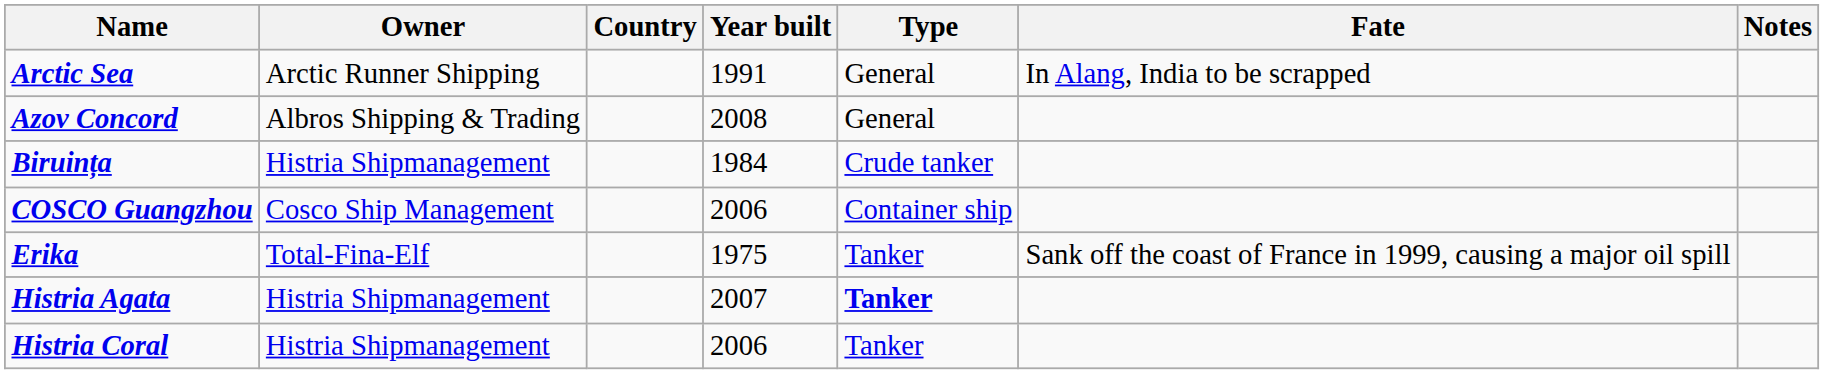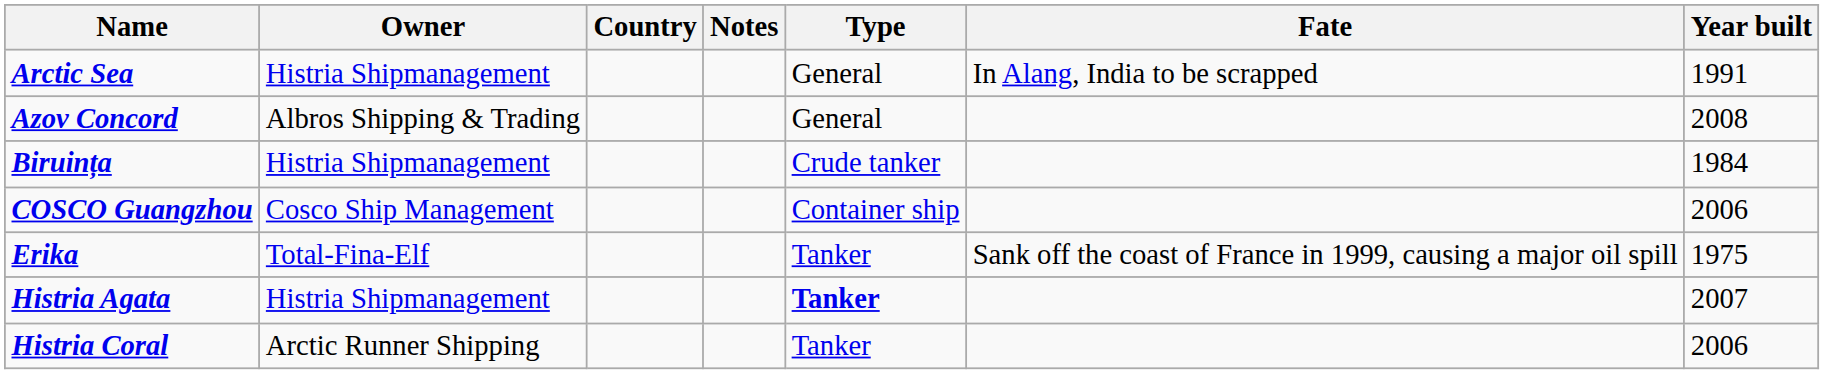columns swapped: (771, 27) <-> (1778, 27)
(403, 72) Arctic Runner Shipping -> (408, 72) Histria Shipmanagement
(408, 345) Histria Shipmanagement -> (403, 345) Arctic Runner Shipping
